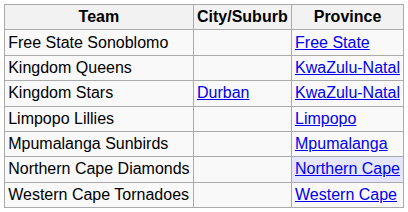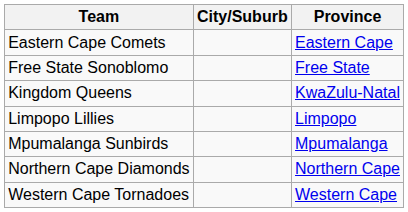+ row: (87, 42)
- row: (61, 93)
(348, 169) lavender background -> (348, 169) no background
